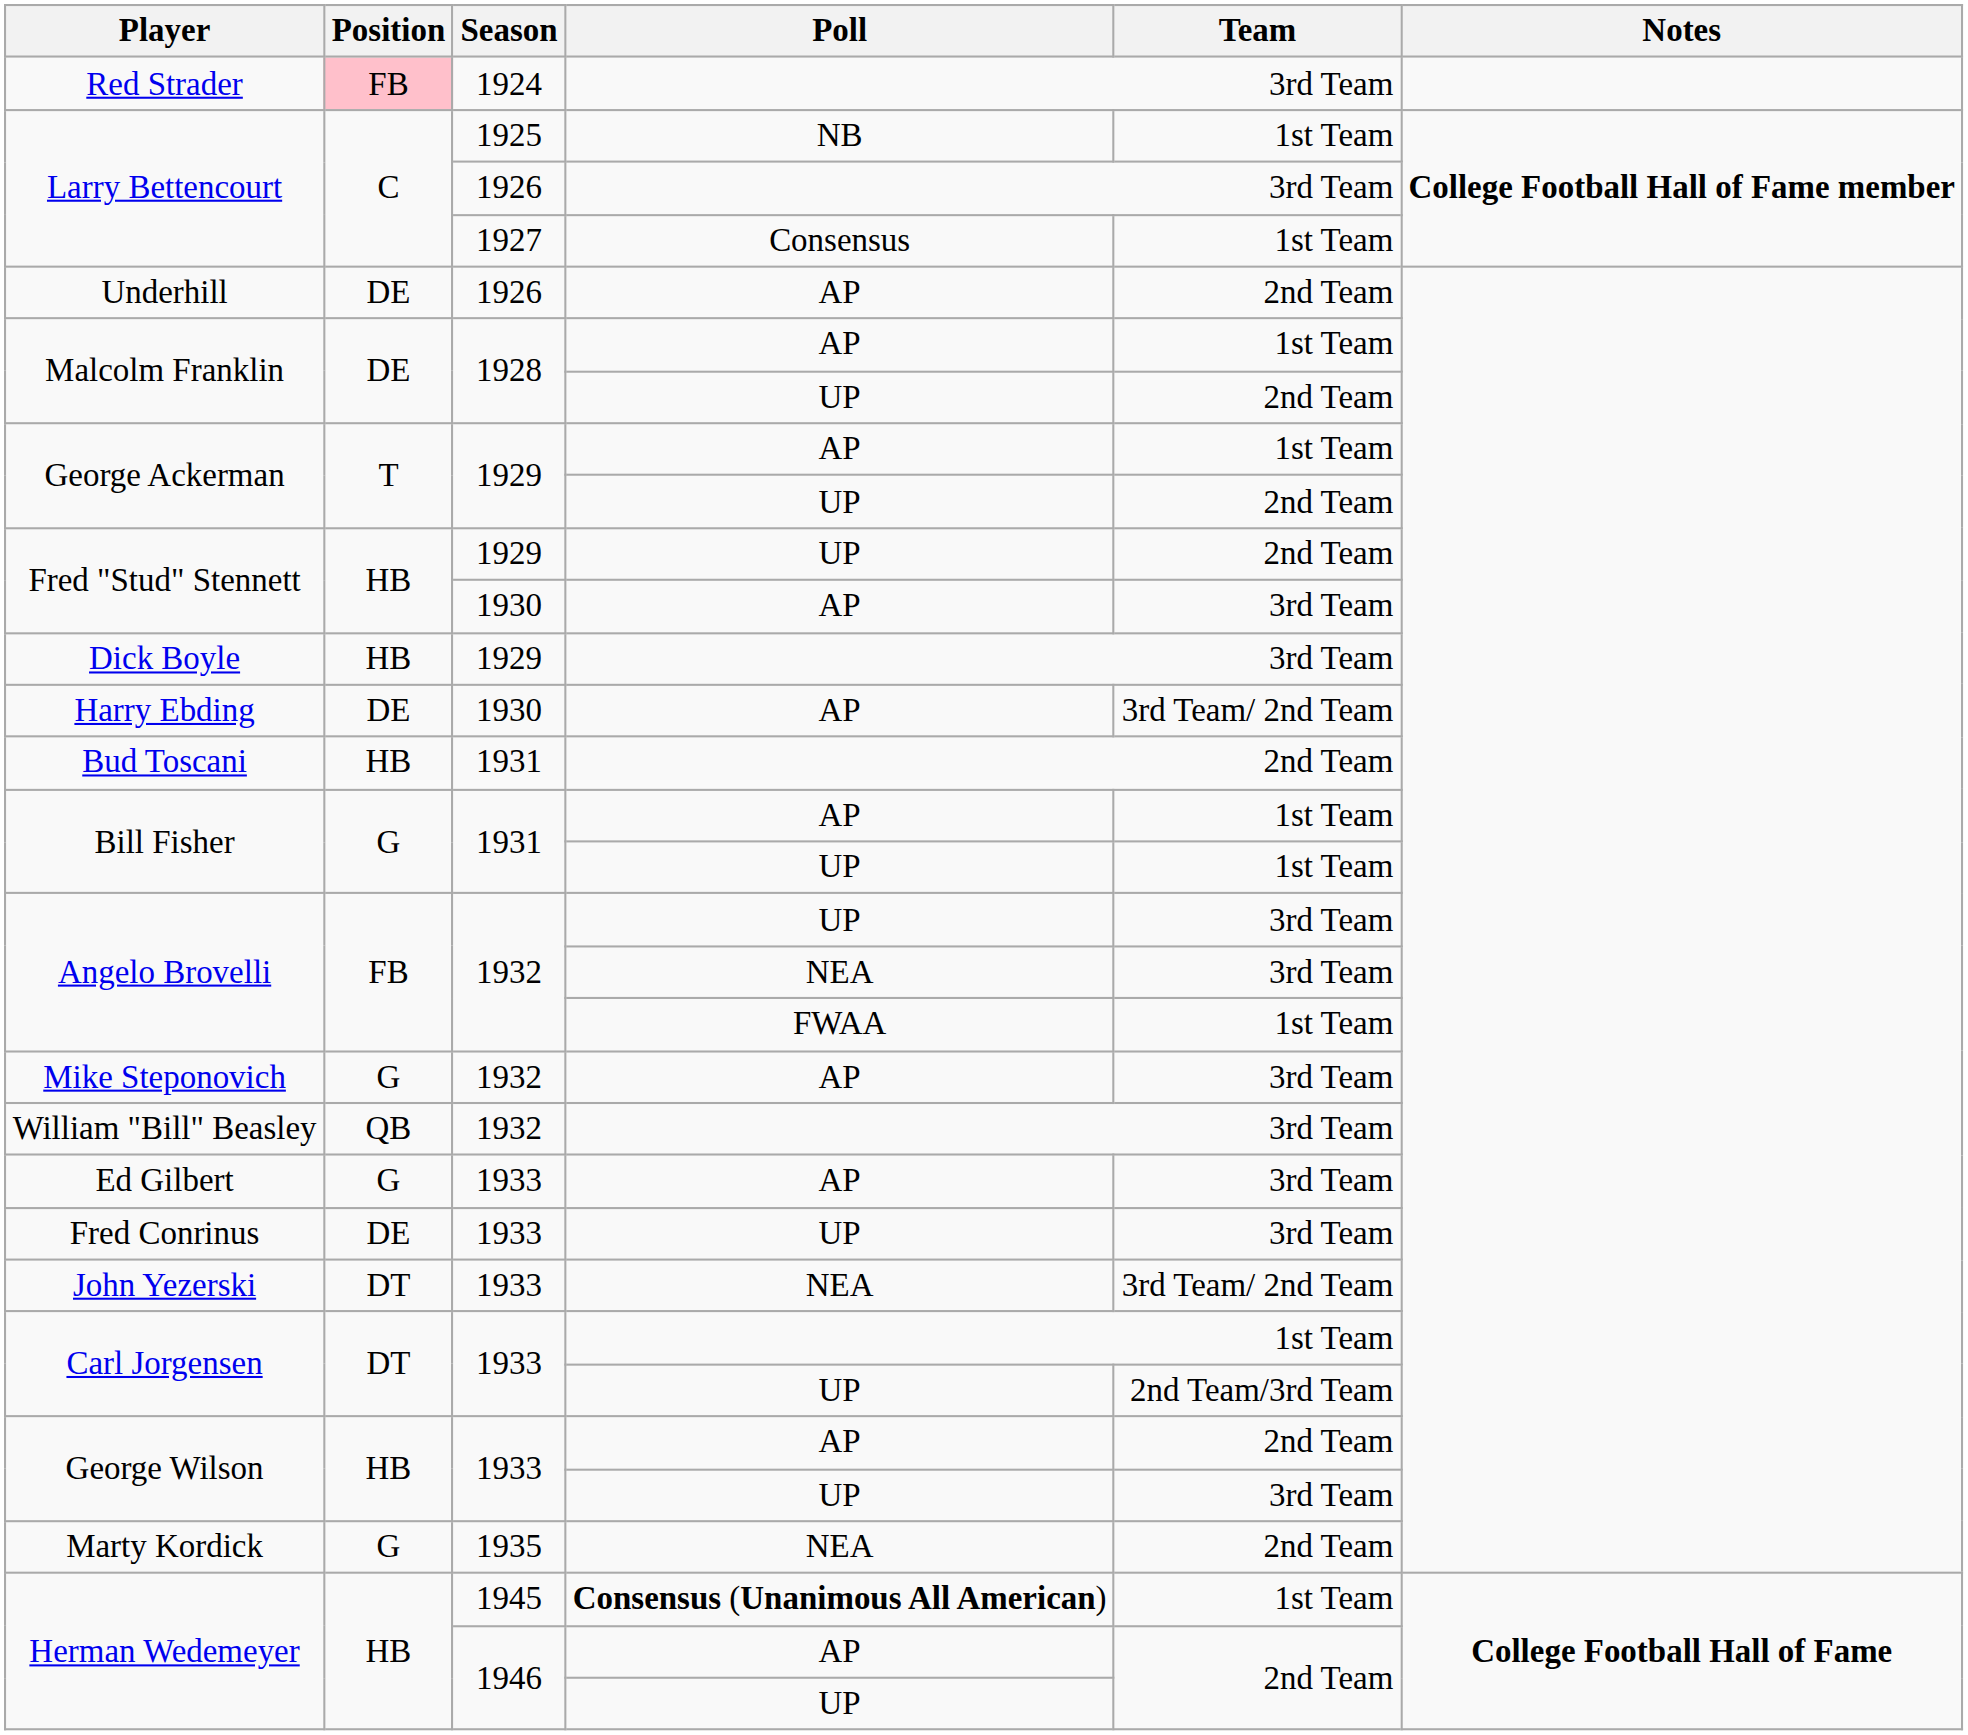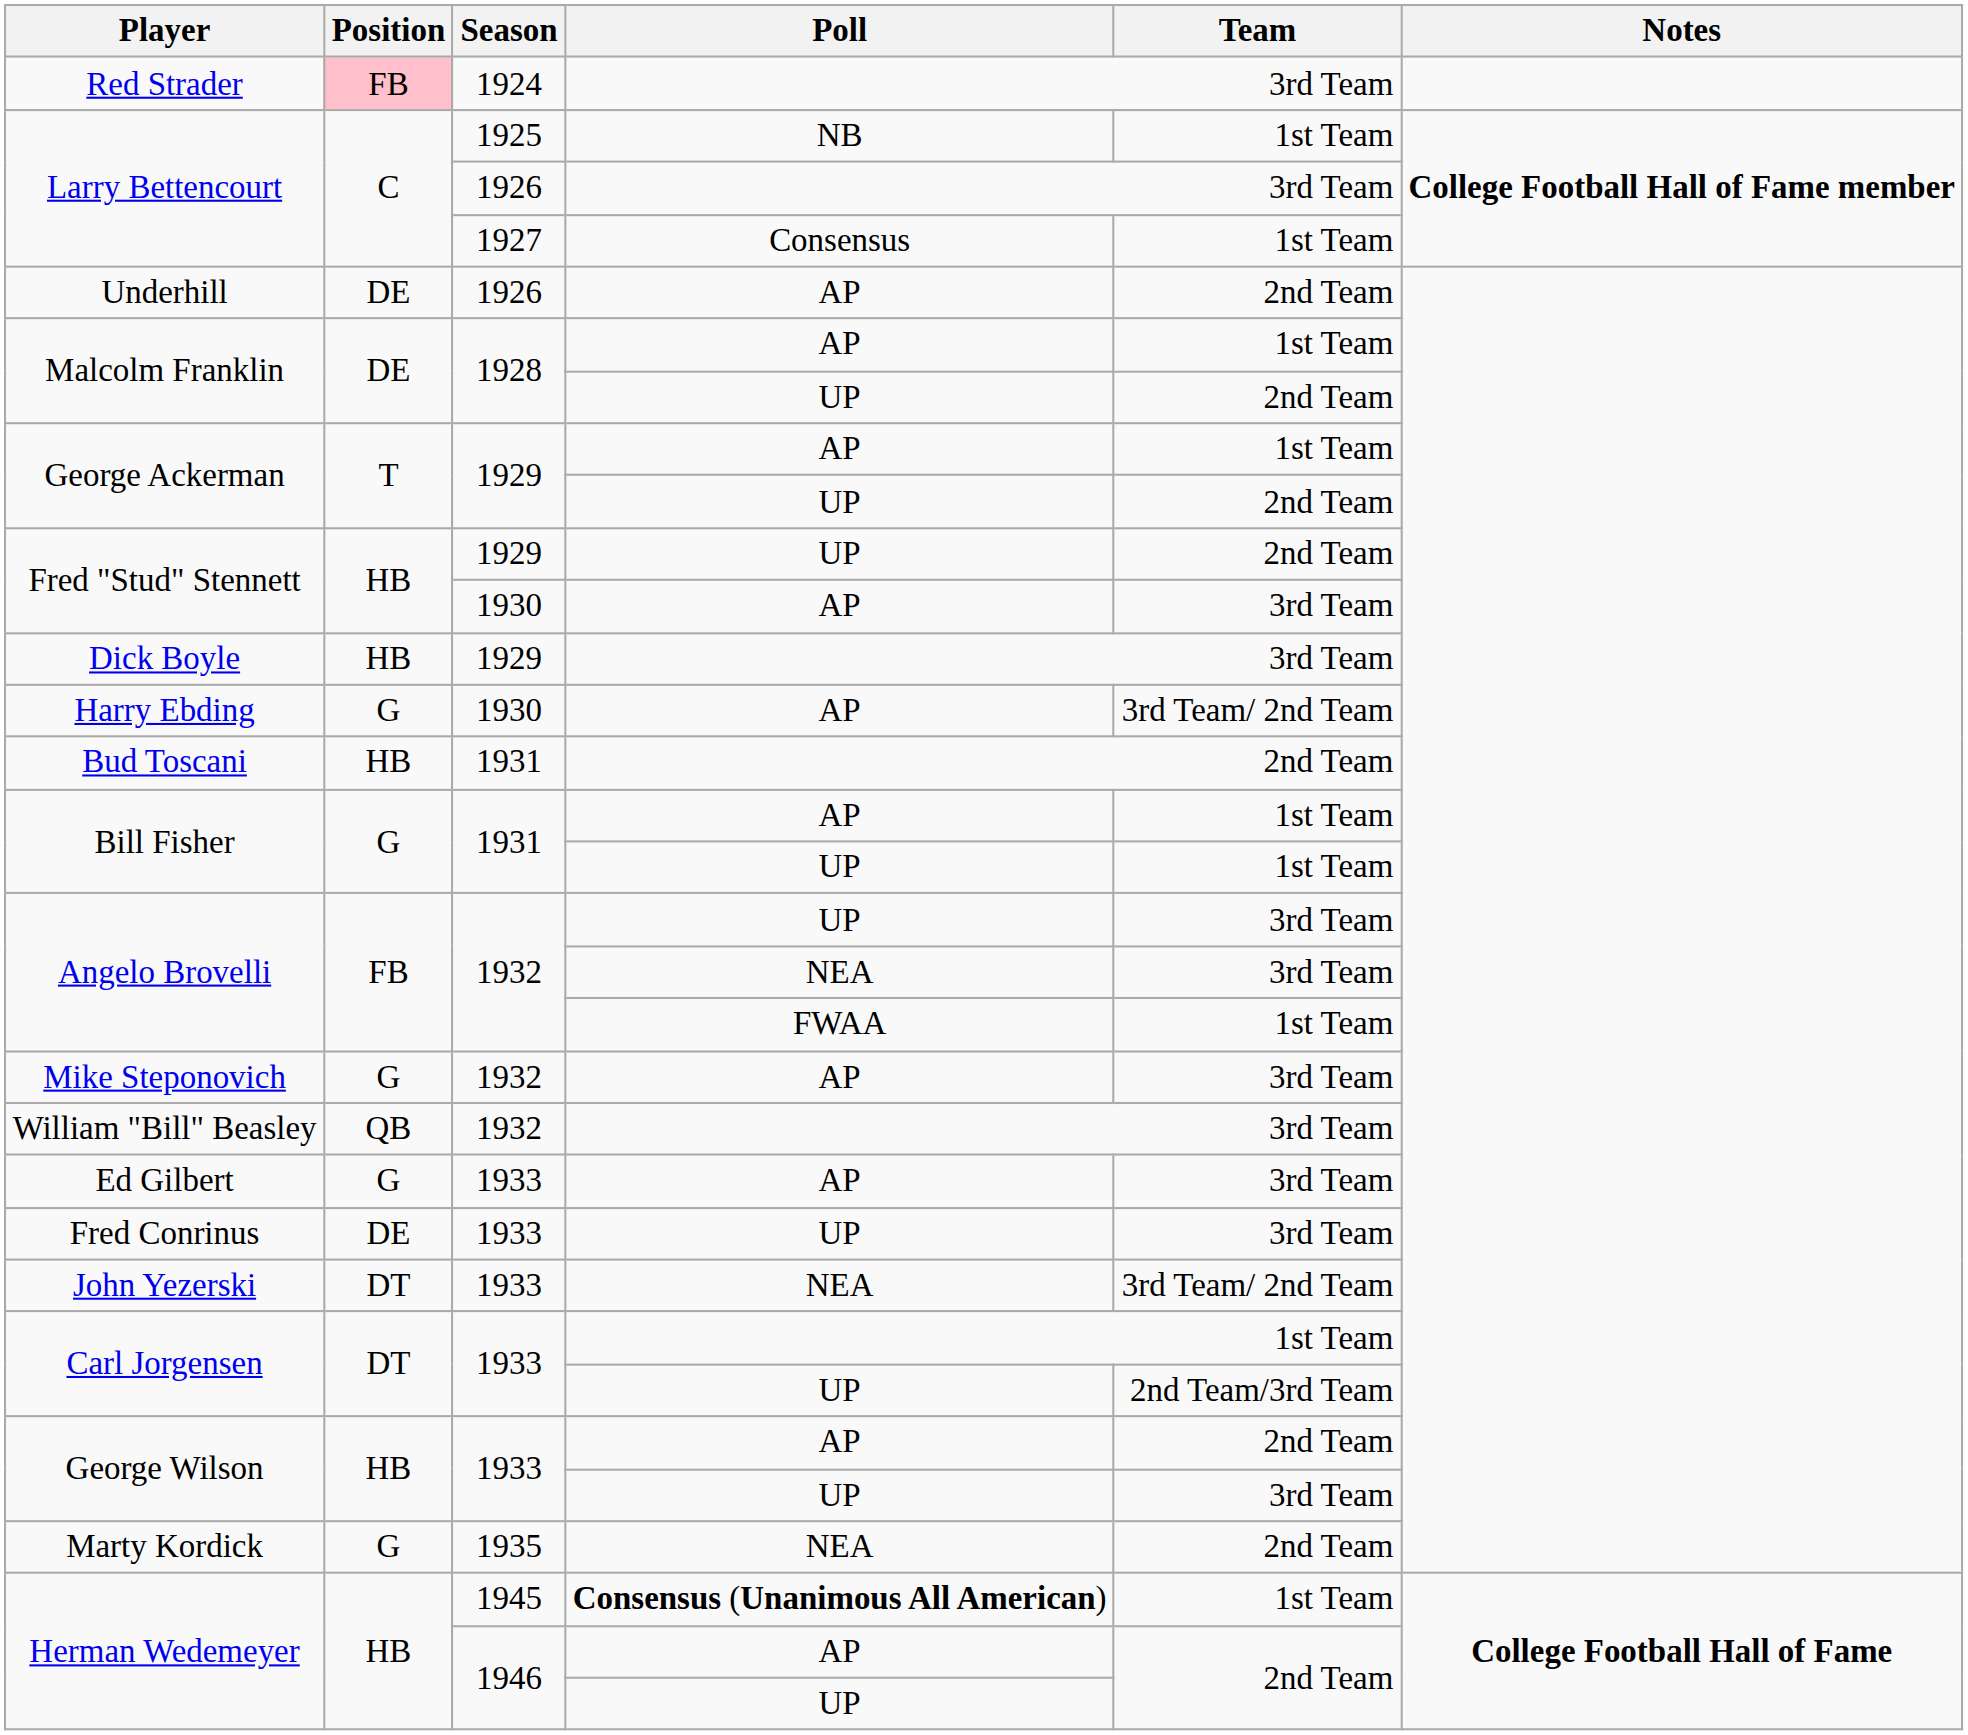(388, 710) DE -> (388, 710) G
